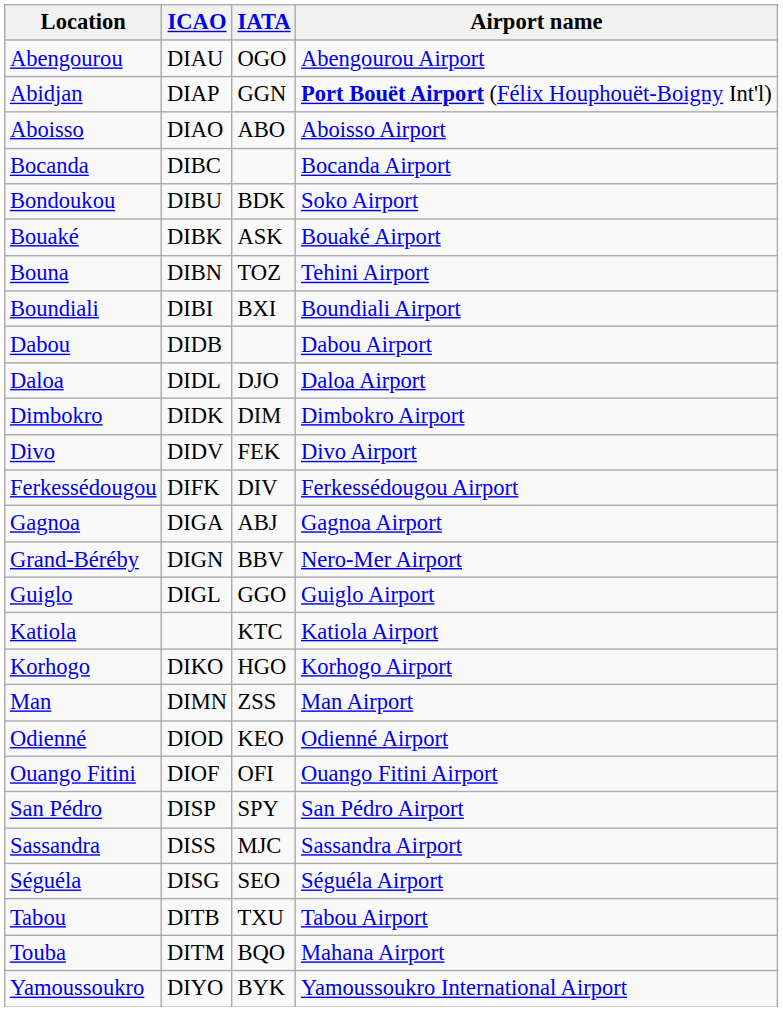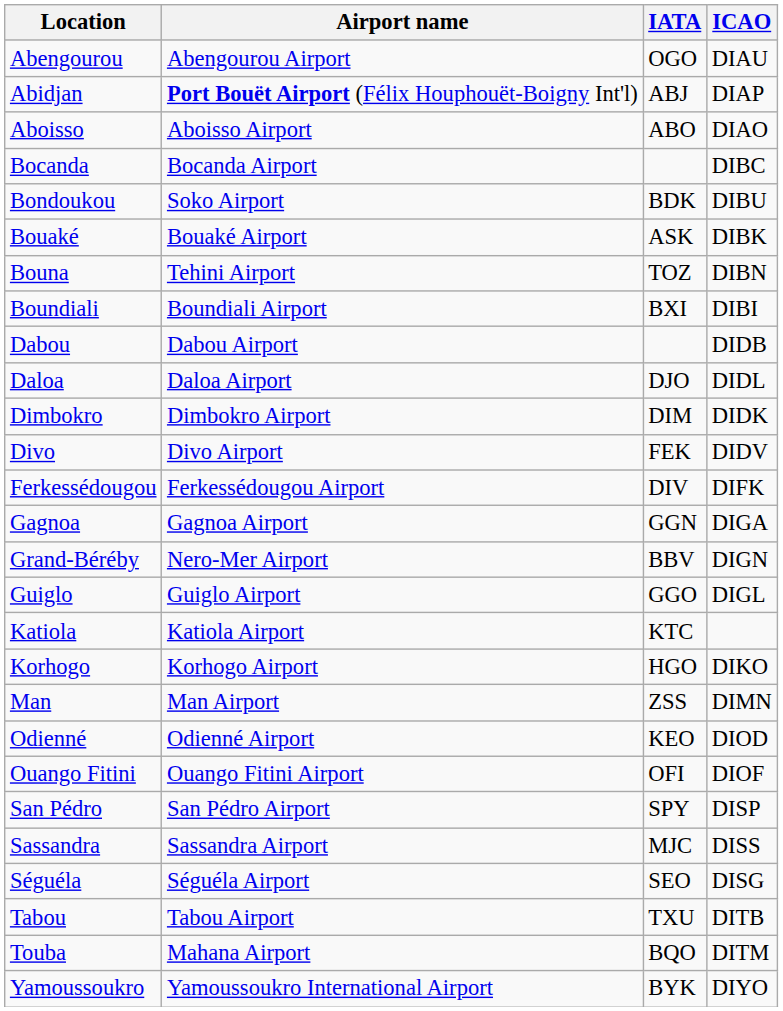columns swapped: (197, 22) <-> (536, 22)
(262, 93) GGN -> (668, 93) ABJ
(258, 523) ABJ -> (673, 523) GGN
